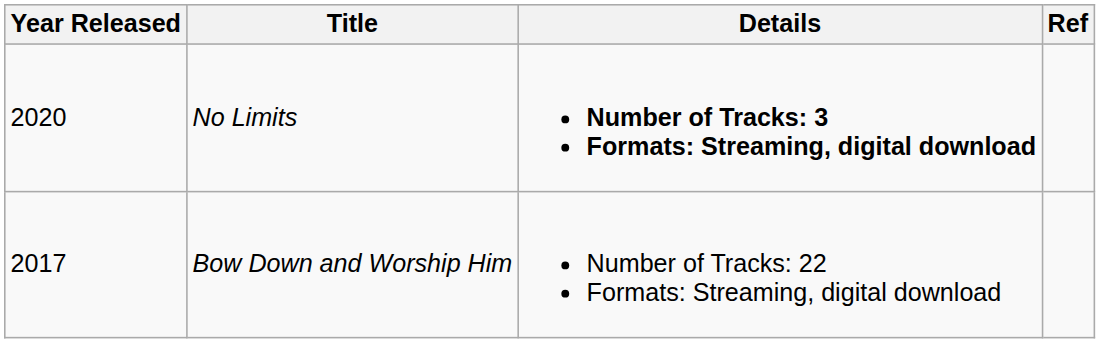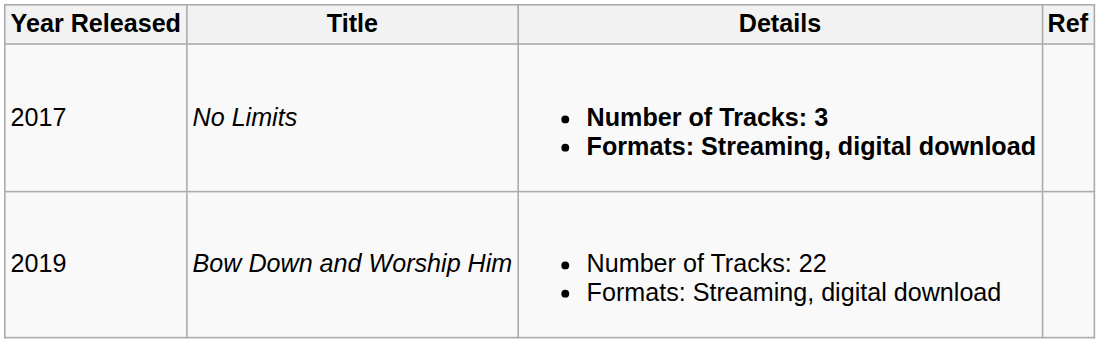(39, 117) 2020 -> (39, 117) 2017
(39, 264) 2017 -> (39, 264) 2019
